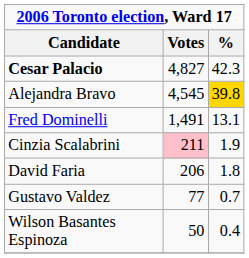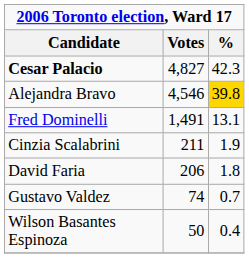(186, 94) 4,545 -> (186, 94) 4,546
(192, 145) pink background -> (192, 145) no background
(196, 196) 77 -> (196, 196) 74
